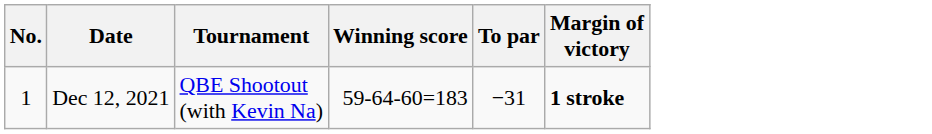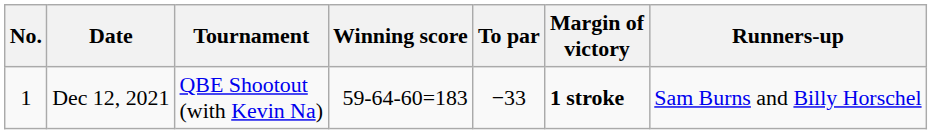+ column: (788, 35)
(509, 97) −31 -> (509, 97) −33
